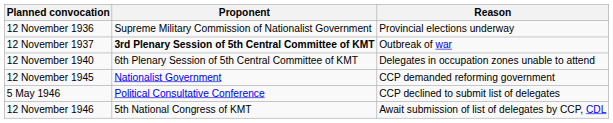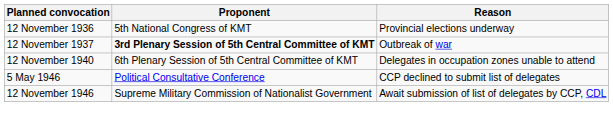(243, 28) Supreme Military Commission of Nationalist Government -> (183, 28) 5th National Congress of KMT
- row: (50, 77)
(183, 110) 5th National Congress of KMT -> (243, 93) Supreme Military Commission of Nationalist Government
